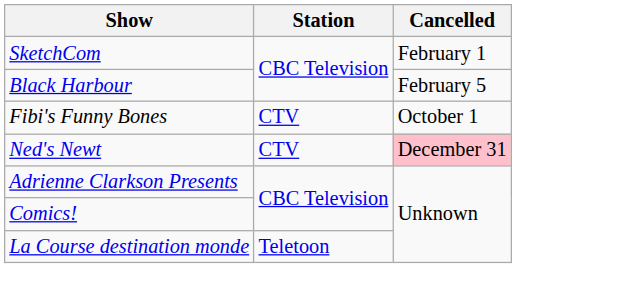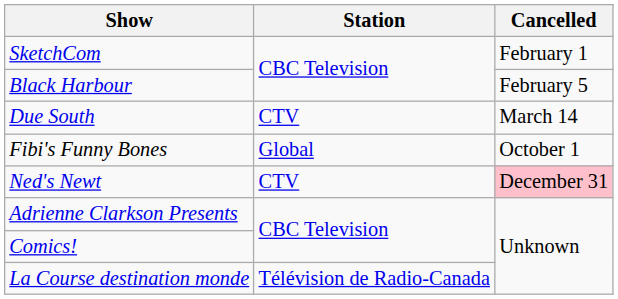+ row: (52, 117)
(279, 117) CTV -> (286, 149) Global
(294, 246) Teletoon -> (374, 278) Télévision de Radio-Canada
